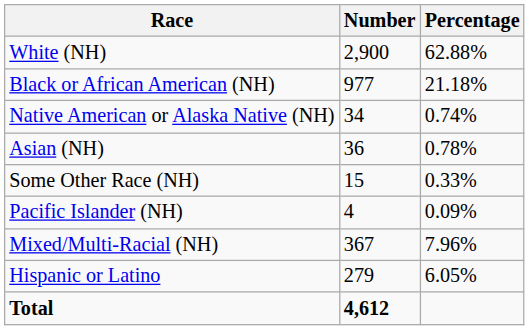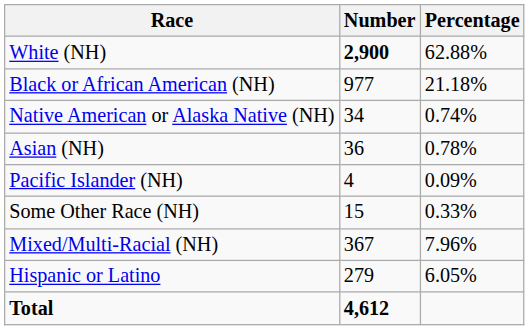(367, 52) normal -> (367, 52) bold
rows swapped: (96, 212) <-> (104, 180)
